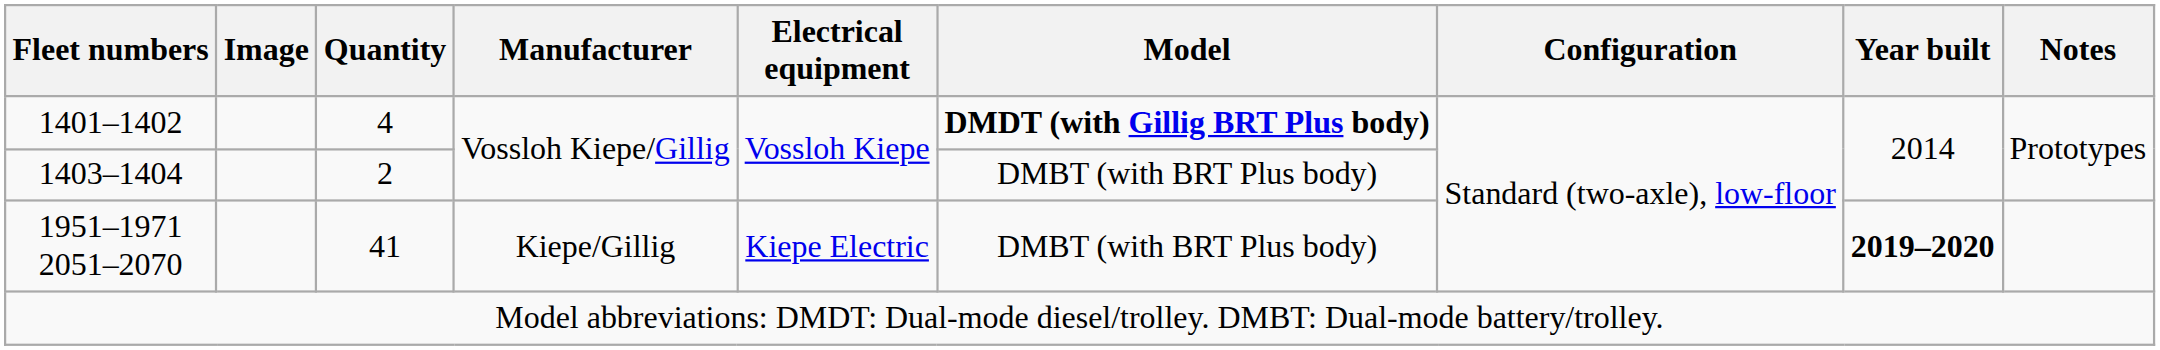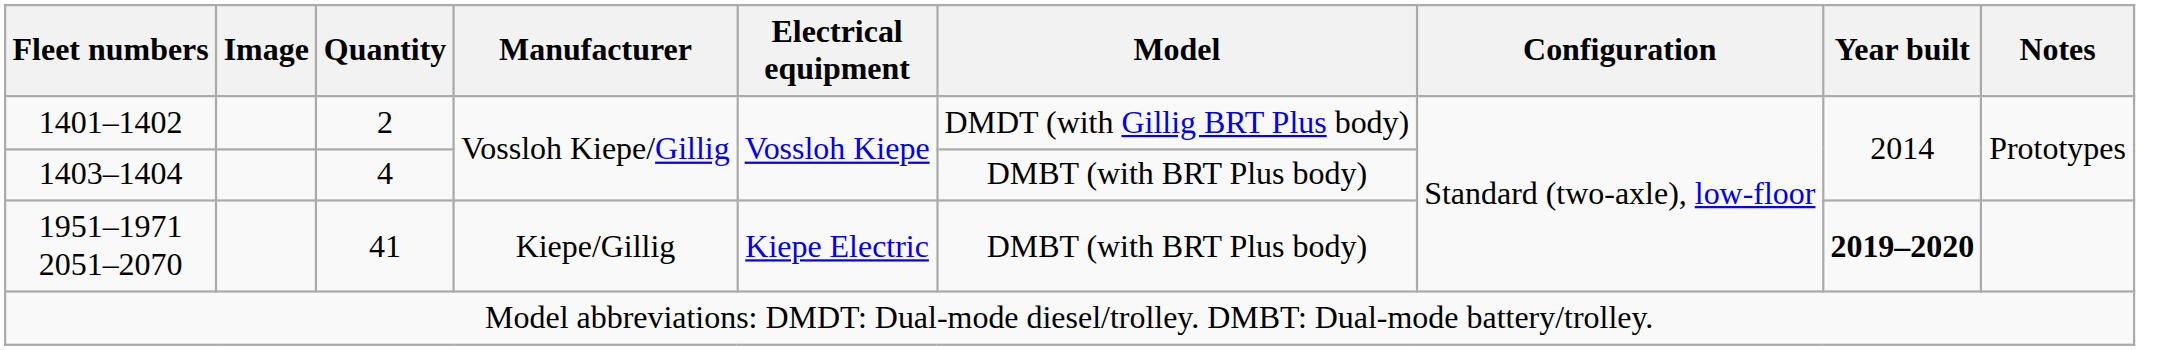(385, 121) 4 -> (385, 121) 2
(1187, 121) bold -> (1177, 121) normal
(385, 174) 2 -> (385, 174) 4
